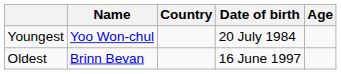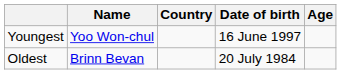(257, 36) 20 July 1984 -> (260, 36) 16 June 1997
(260, 58) 16 June 1997 -> (257, 58) 20 July 1984
